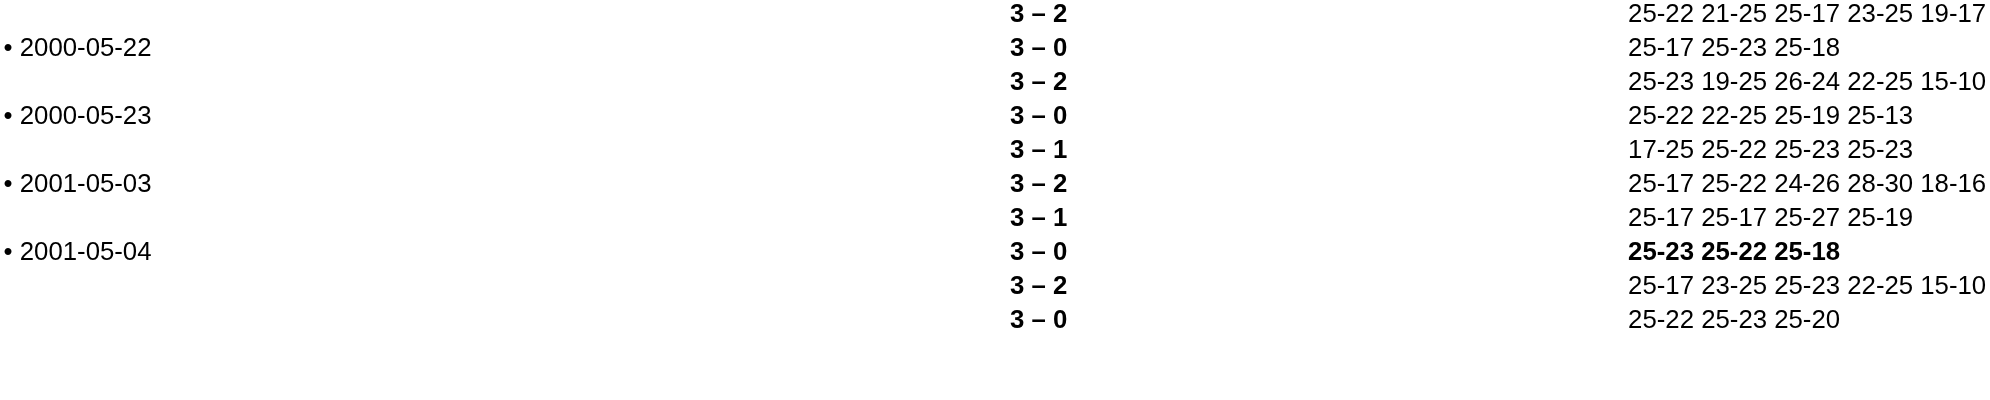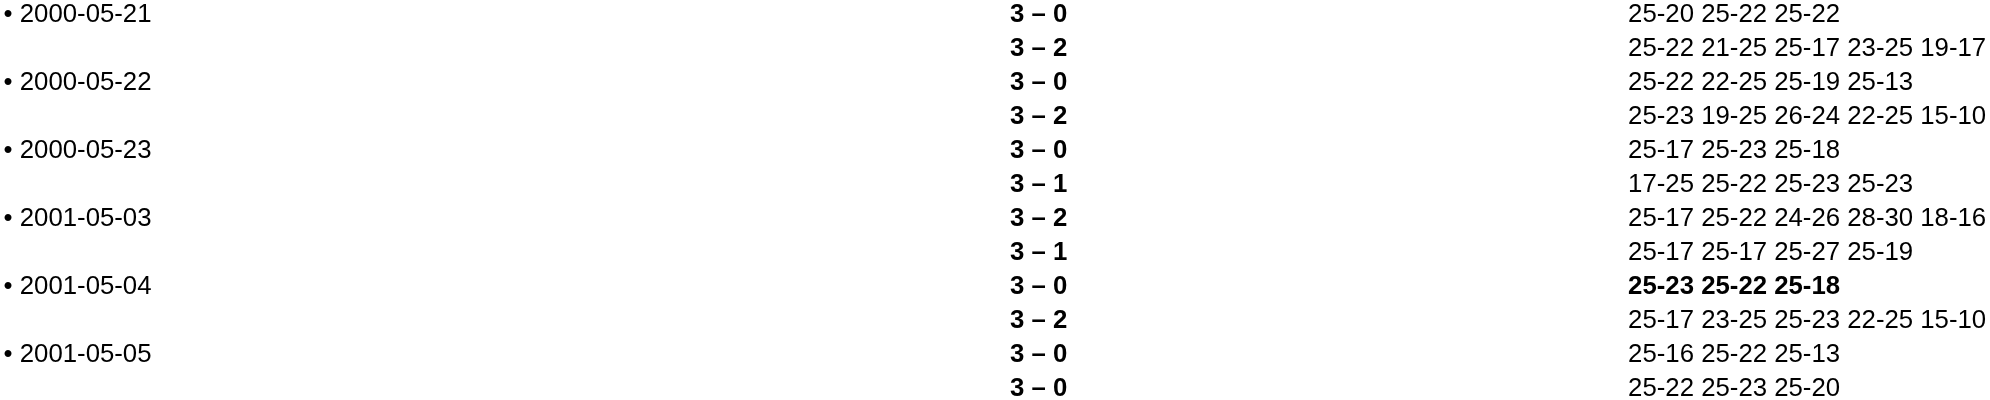+ row: (78, 13)
(1734, 47) 25-17 25-23 25-18 -> (1771, 81) 25-22 22-25 25-19 25-13
(1771, 115) 25-22 22-25 25-19 25-13 -> (1734, 149) 25-17 25-23 25-18
+ row: (78, 353)
